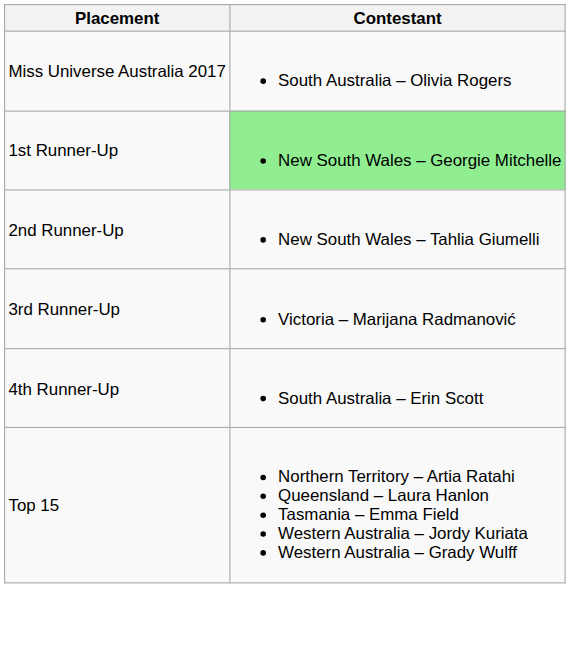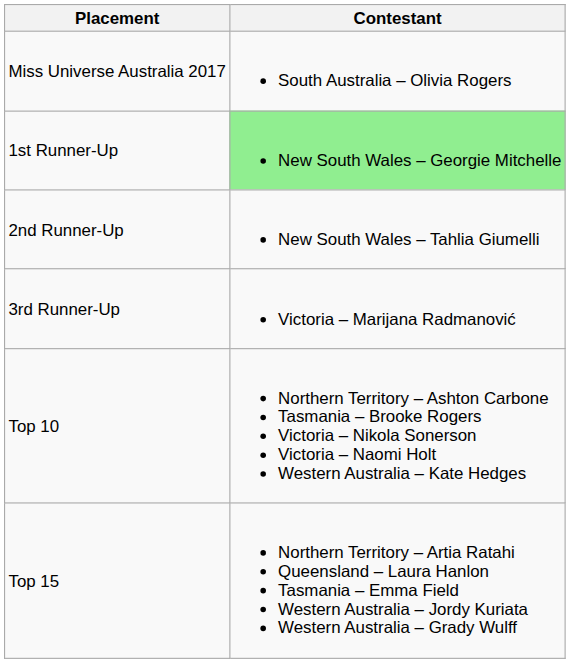- row: (64, 388)
+ row: (34, 426)
